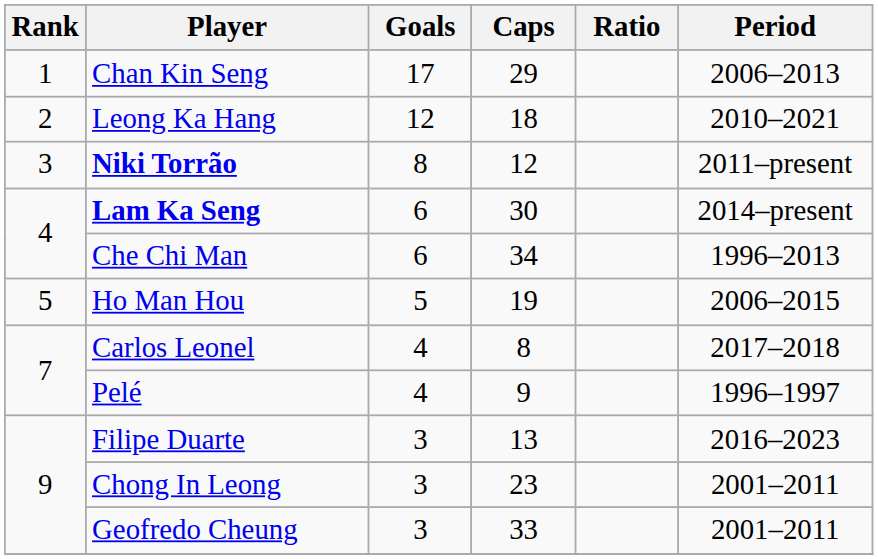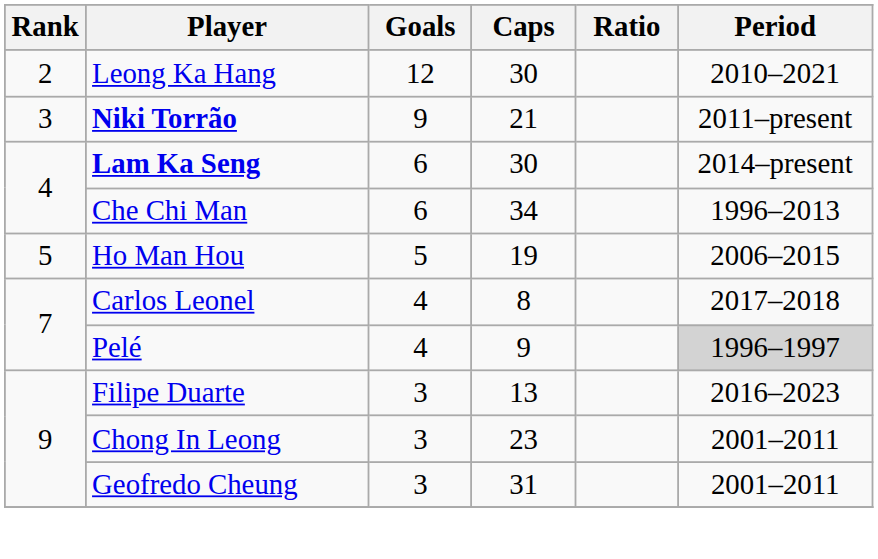- row: (180, 73)
(524, 118) 18 -> (524, 73) 30
(420, 164) 8 -> (420, 118) 9
(524, 164) 12 -> (524, 118) 21
(775, 392) no background -> (775, 347) lightgrey background
(524, 529) 33 -> (524, 484) 31
